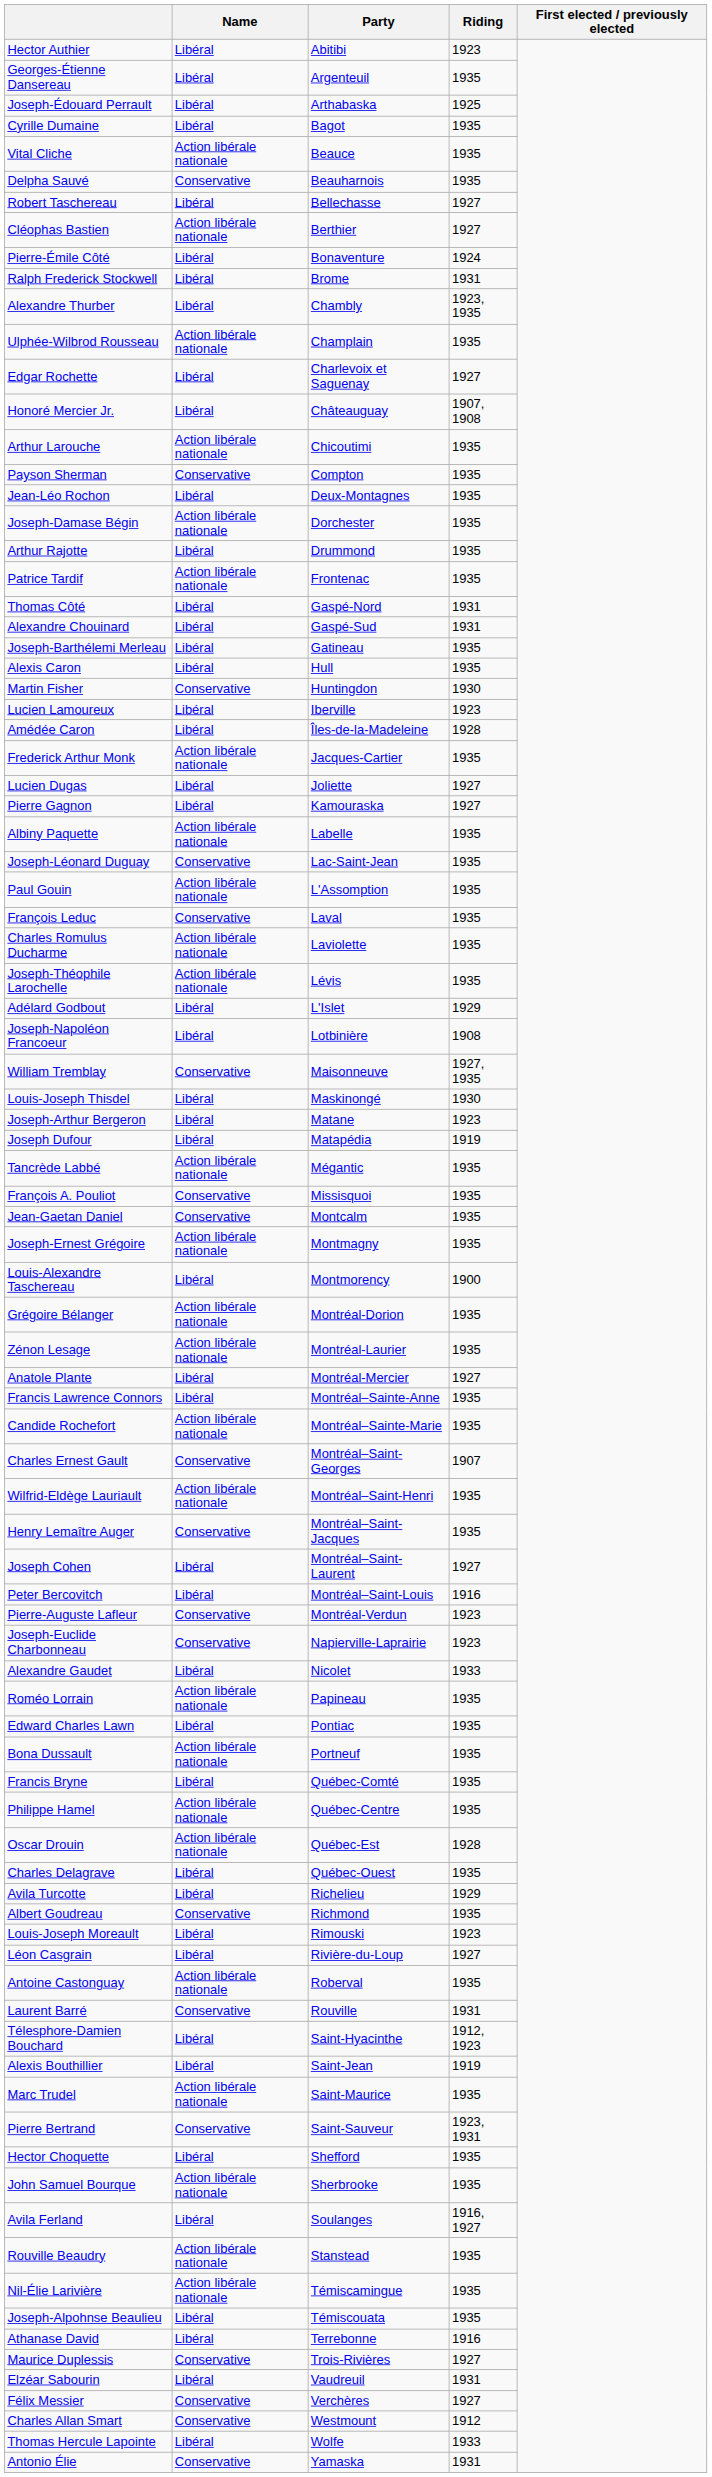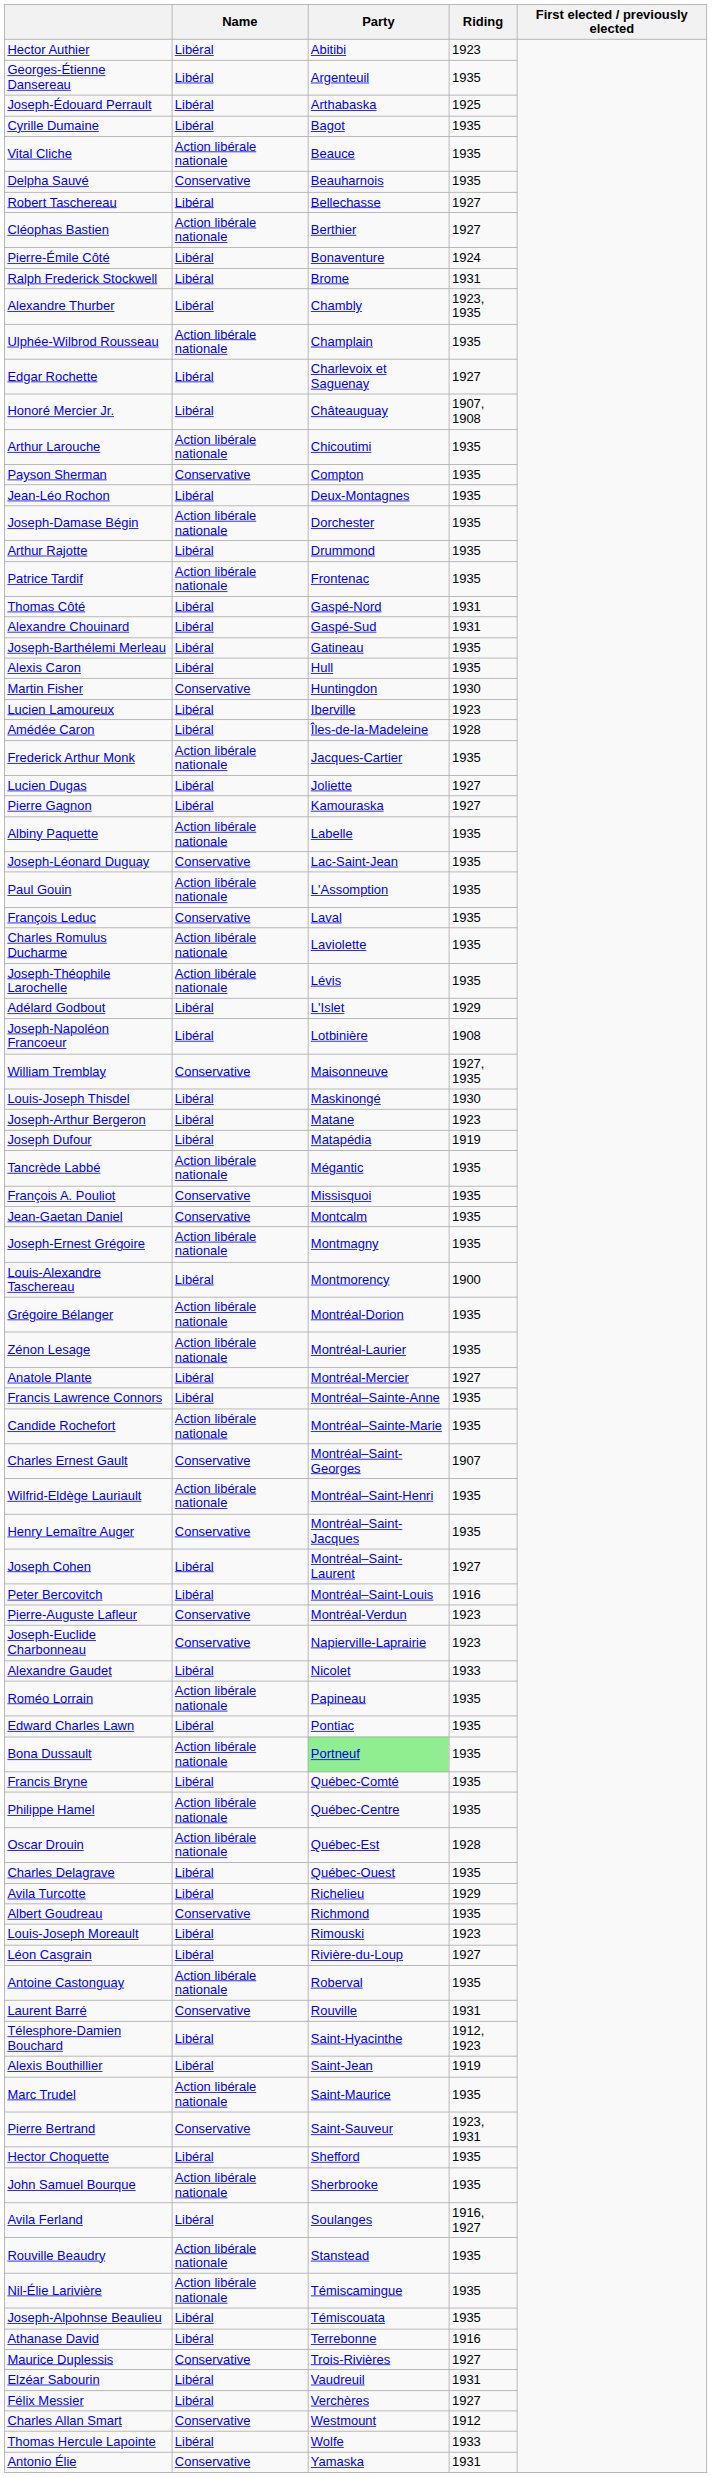(335, 1754) no background -> (335, 1754) lightgreen background
(213, 2400) Conservative -> (194, 2400) Libéral
